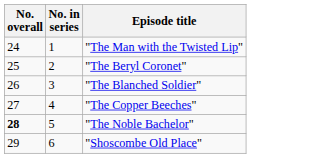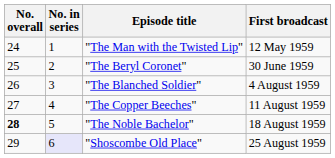+ column: (288, 20)
(52, 143) no background -> (52, 143) lavender background
